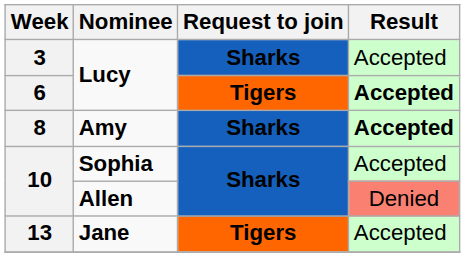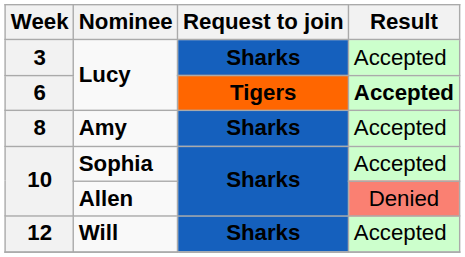(404, 127) bold -> (400, 127) normal
+ row: (40, 233)
- row: (40, 233)
